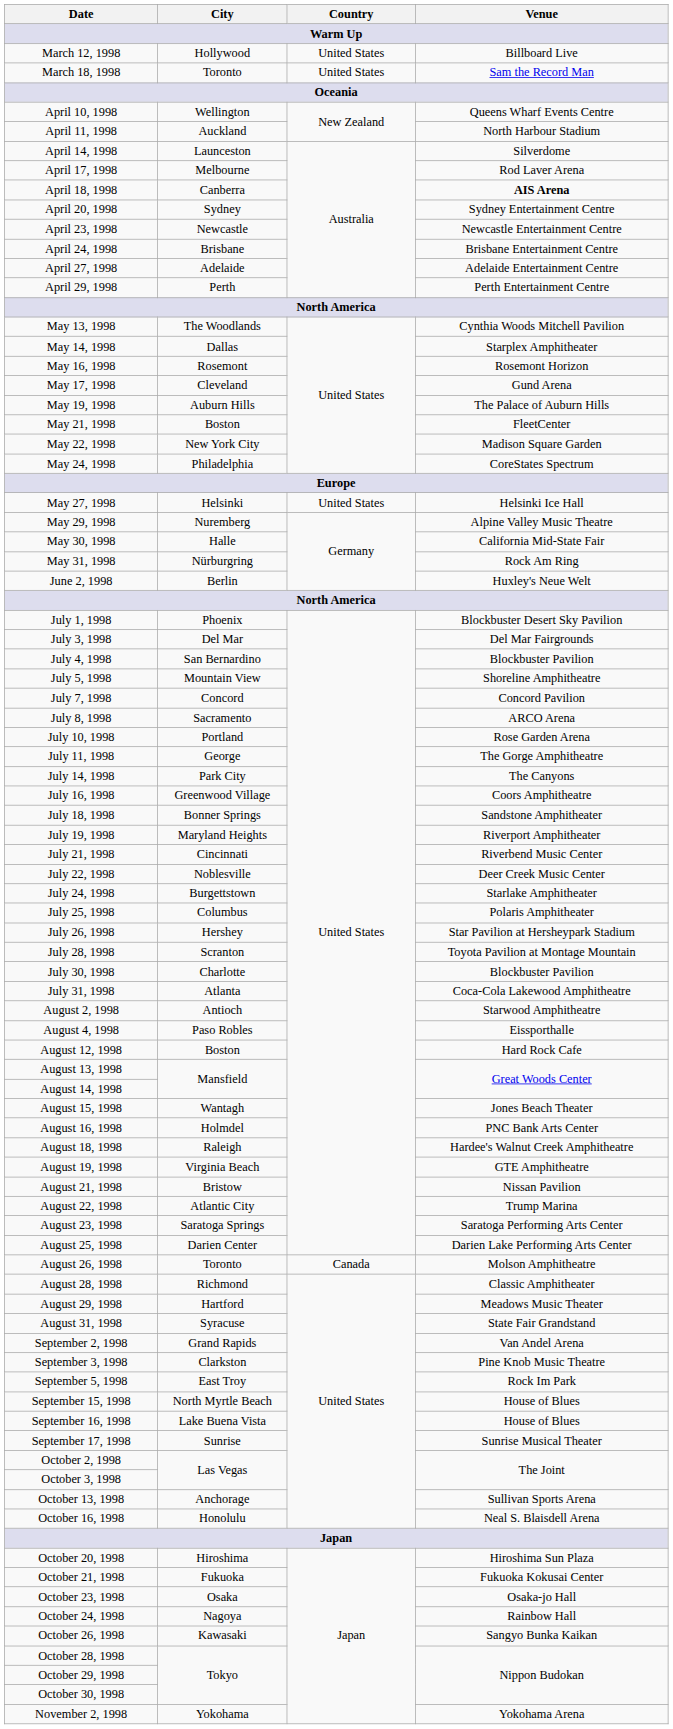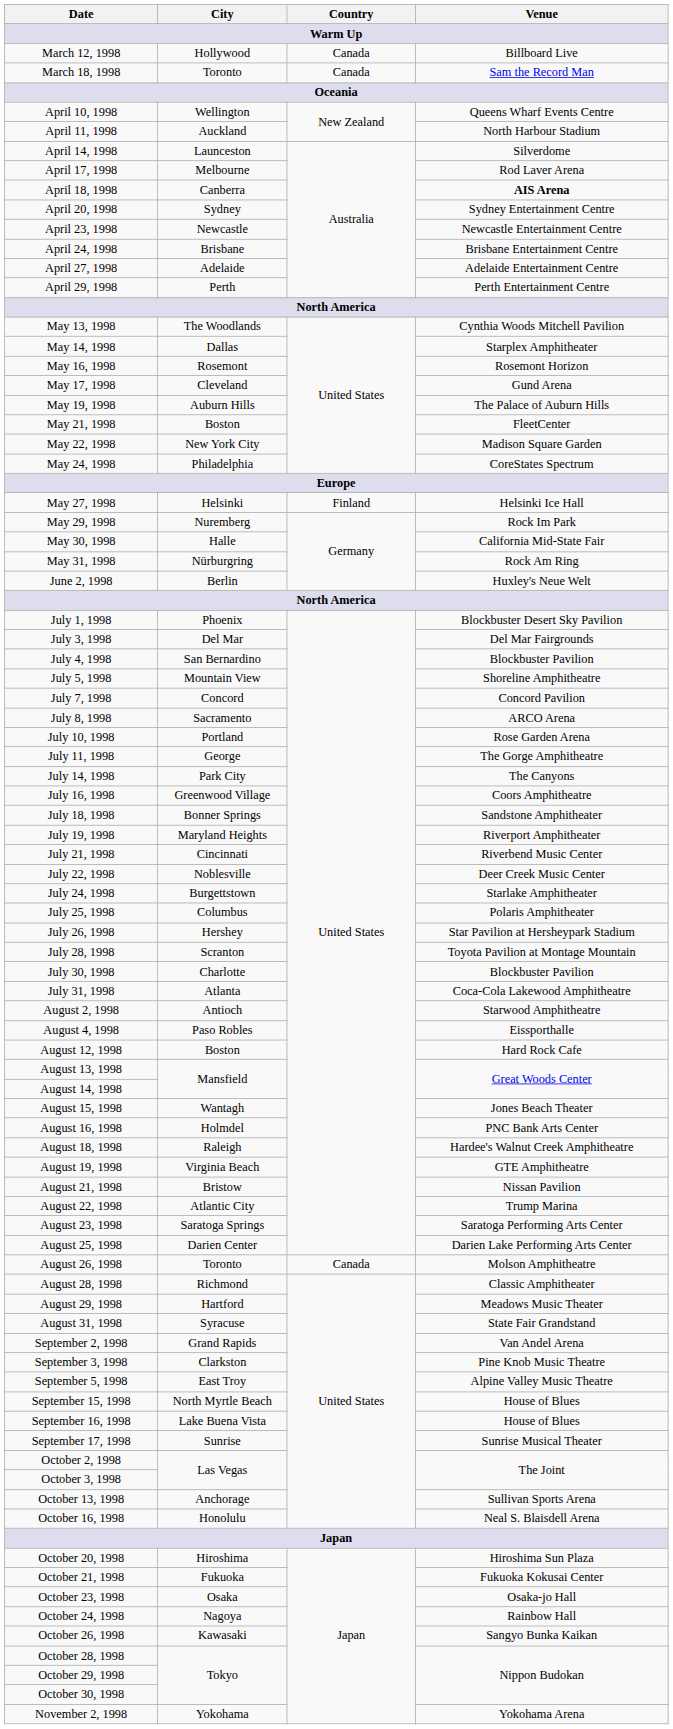(351, 53) United States -> (351, 53) Canada
(351, 72) United States -> (351, 72) Canada
(351, 502) United States -> (351, 502) Finland
(542, 522) Alpine Valley Music Theatre -> (542, 522) Rock Im Park
(542, 1381) Rock Im Park -> (542, 1381) Alpine Valley Music Theatre
